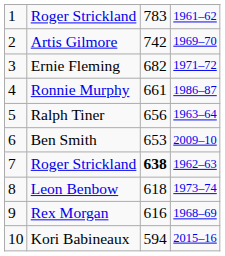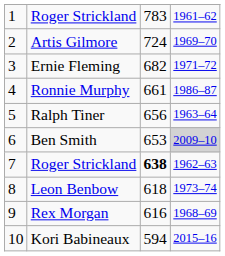(155, 41) 742 -> (155, 41) 724
(195, 139) no background -> (195, 139) lightgrey background
